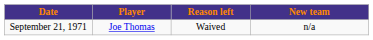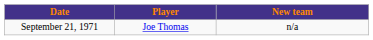- column: (211, 12)
